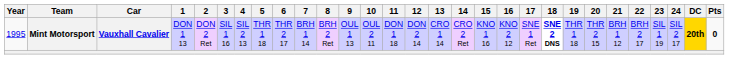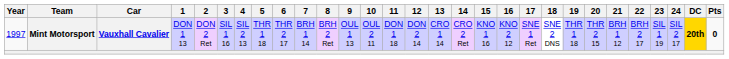(16, 34) 1995 -> (16, 34) 1997
(552, 34) bold -> (552, 33) normal
